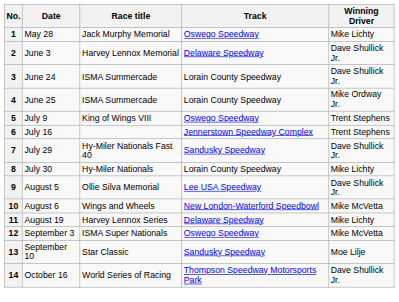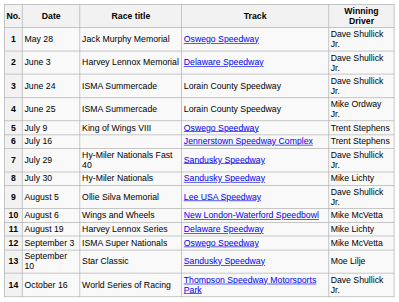(352, 34) Mike Lichty -> (357, 39) Dave Shullick Jr.
(232, 169) Lorain County Speedway -> (224, 178) Sandusky Speedway
